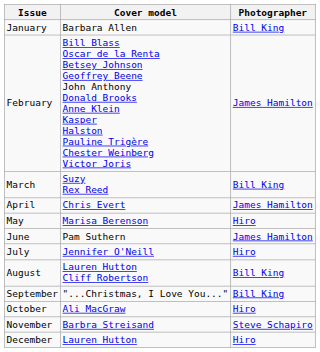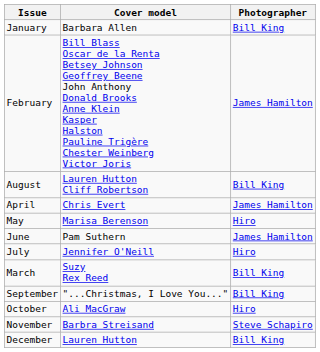rows swapped: (21, 184) <-> (24, 273)
(244, 340) Hiro -> (259, 340) Bill King
